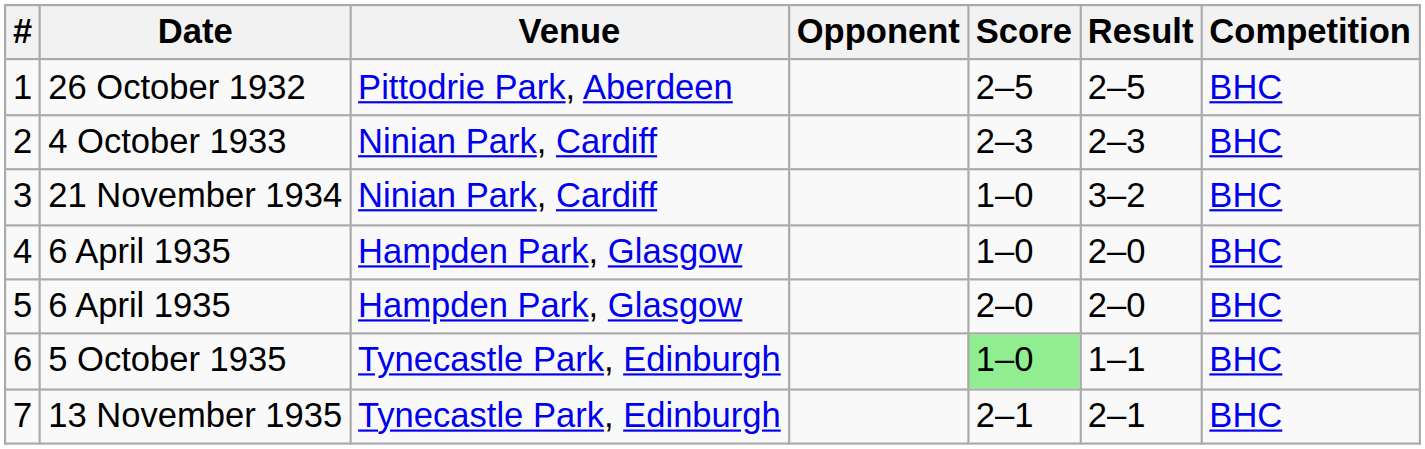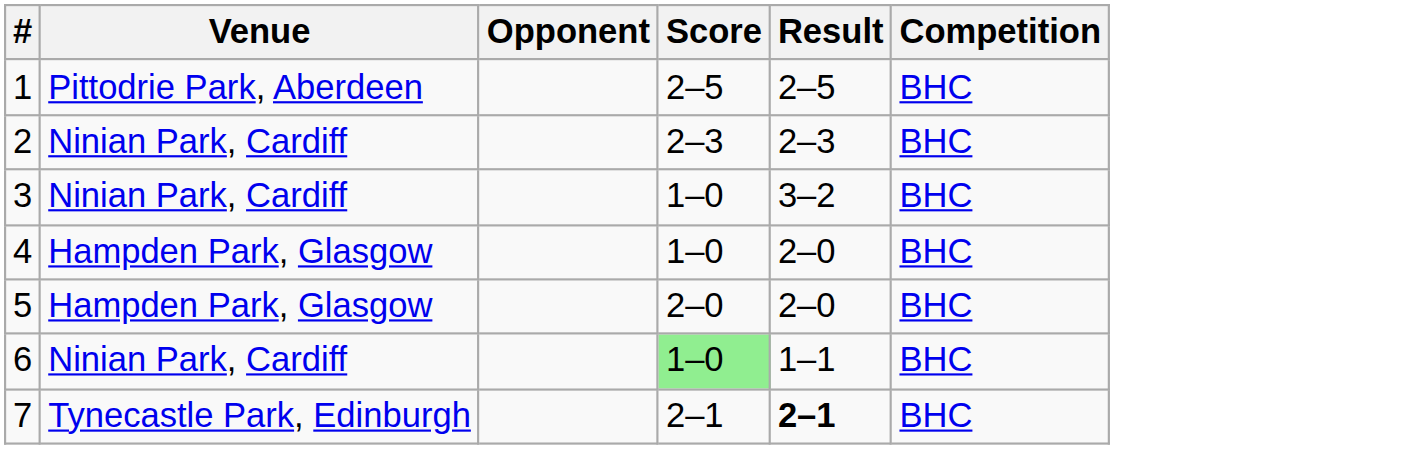- column: (195, 31)
(569, 360) Tynecastle Park, Edinburgh -> (198, 360) Ninian Park, Cardiff
(1117, 415) normal -> (807, 415) bold
